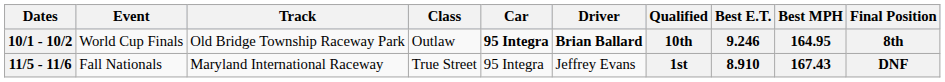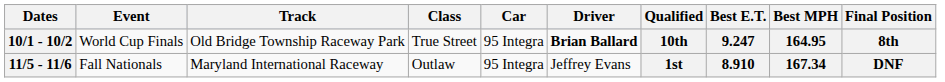(433, 41) Outlaw -> (444, 41) True Street
(516, 41) bold -> (514, 41) normal
(743, 41) 9.246 -> (738, 41) 9.247
(444, 65) True Street -> (433, 65) Outlaw
(811, 65) 167.43 -> (806, 65) 167.34
